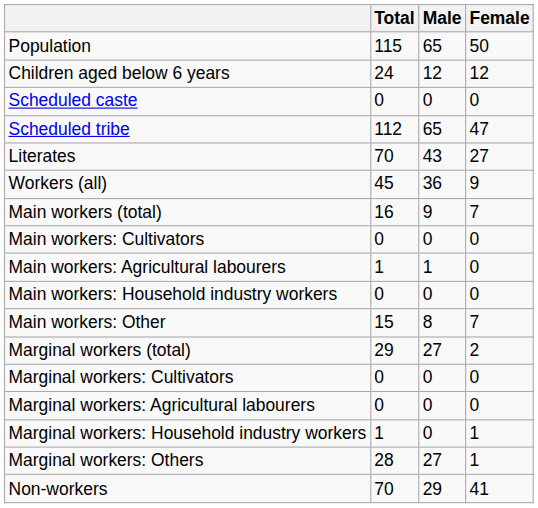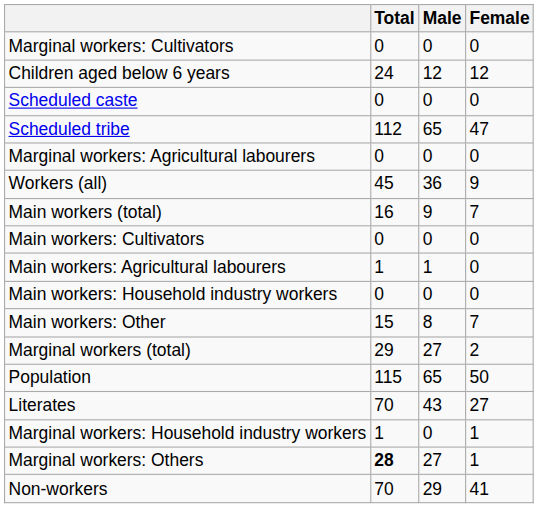rows swapped: (50, 45) <-> (121, 377)
rows swapped: (42, 156) <-> (162, 405)
(384, 460) normal -> (384, 460) bold
